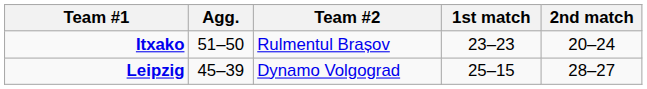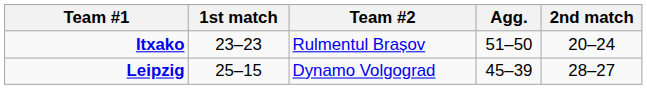columns swapped: (221, 17) <-> (491, 17)
